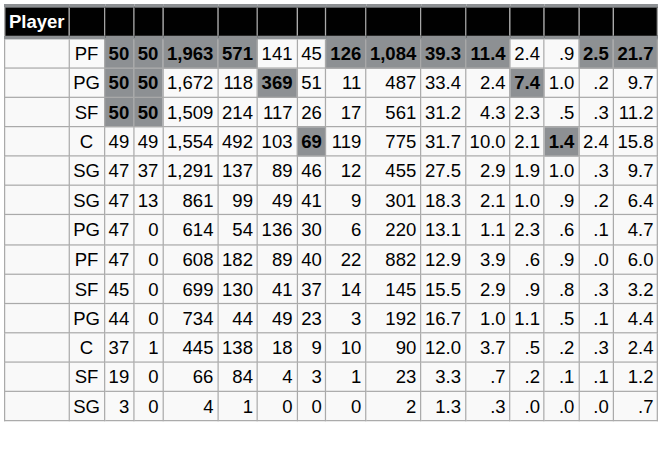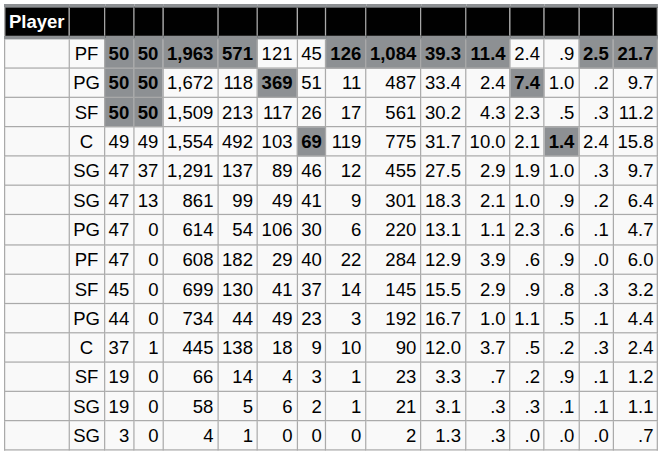(277, 54) 141 -> (277, 54) 121
(238, 112) 214 -> (238, 112) 213
(443, 112) 31.2 -> (443, 112) 30.2
(277, 230) 136 -> (277, 230) 106
(282, 259) 89 -> (282, 259) 29
(401, 259) 882 -> (401, 259) 284
(243, 377) 84 -> (243, 377) 14
(567, 377) .1 -> (567, 377) .9
+ row: (87, 406)
